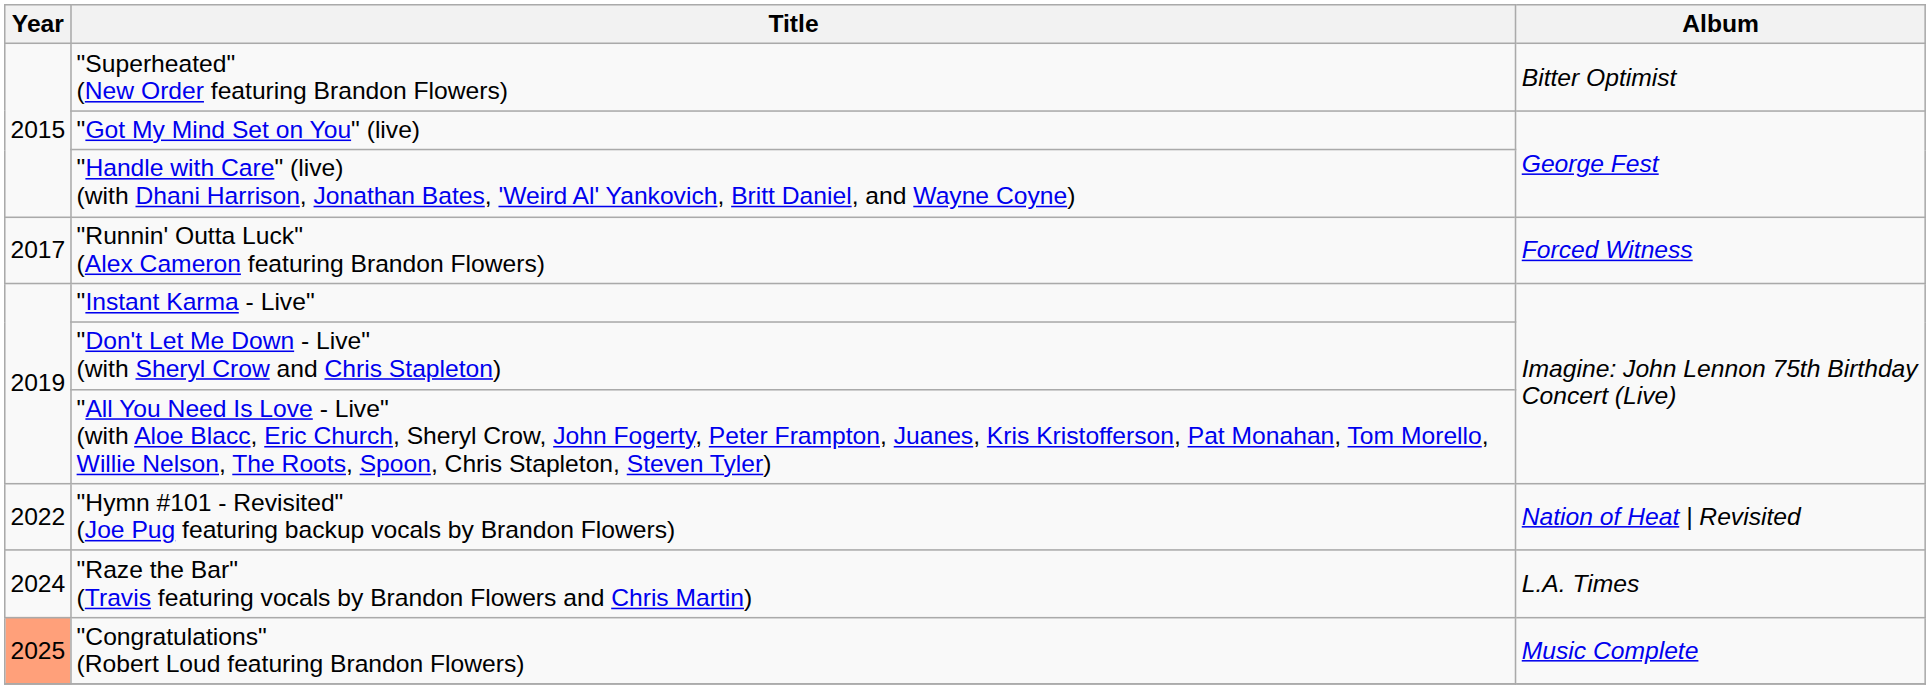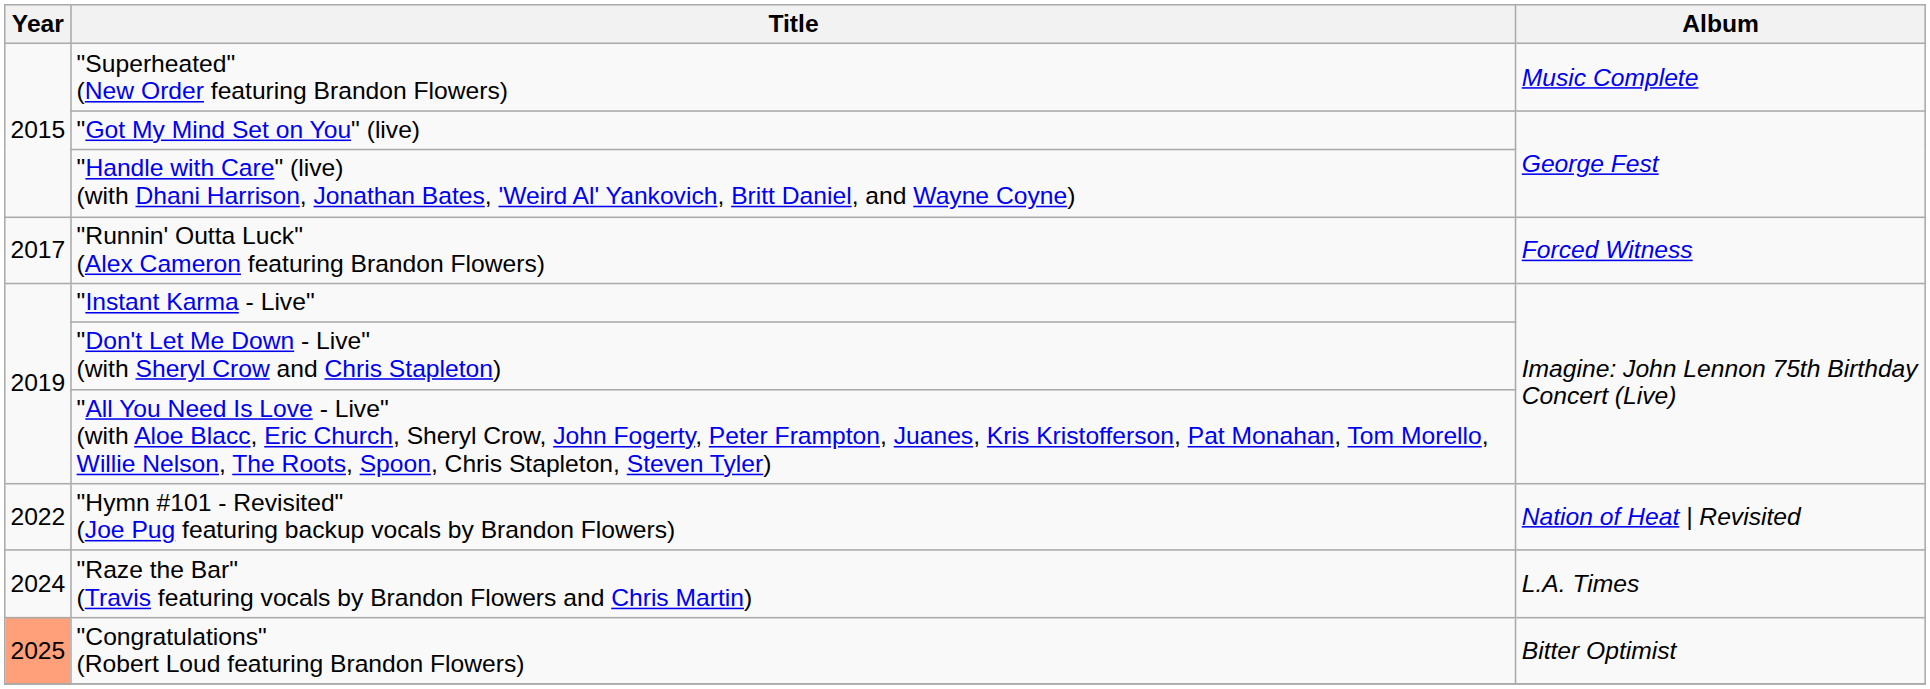(1599, 76) Bitter Optimist -> (1610, 76) Music Complete
(1610, 650) Music Complete -> (1599, 650) Bitter Optimist
